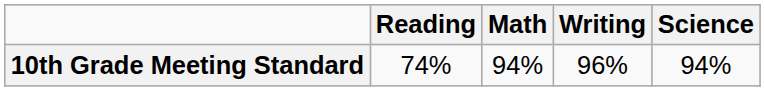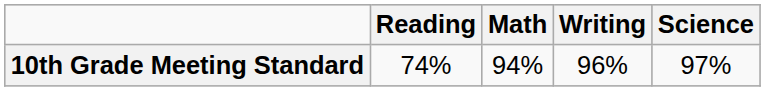(706, 65) 94% -> (706, 65) 97%
